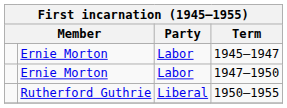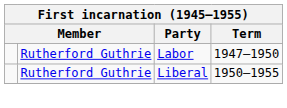- row: (247, 54)
(64, 73) Ernie Morton -> (86, 54) Rutherford Guthrie
